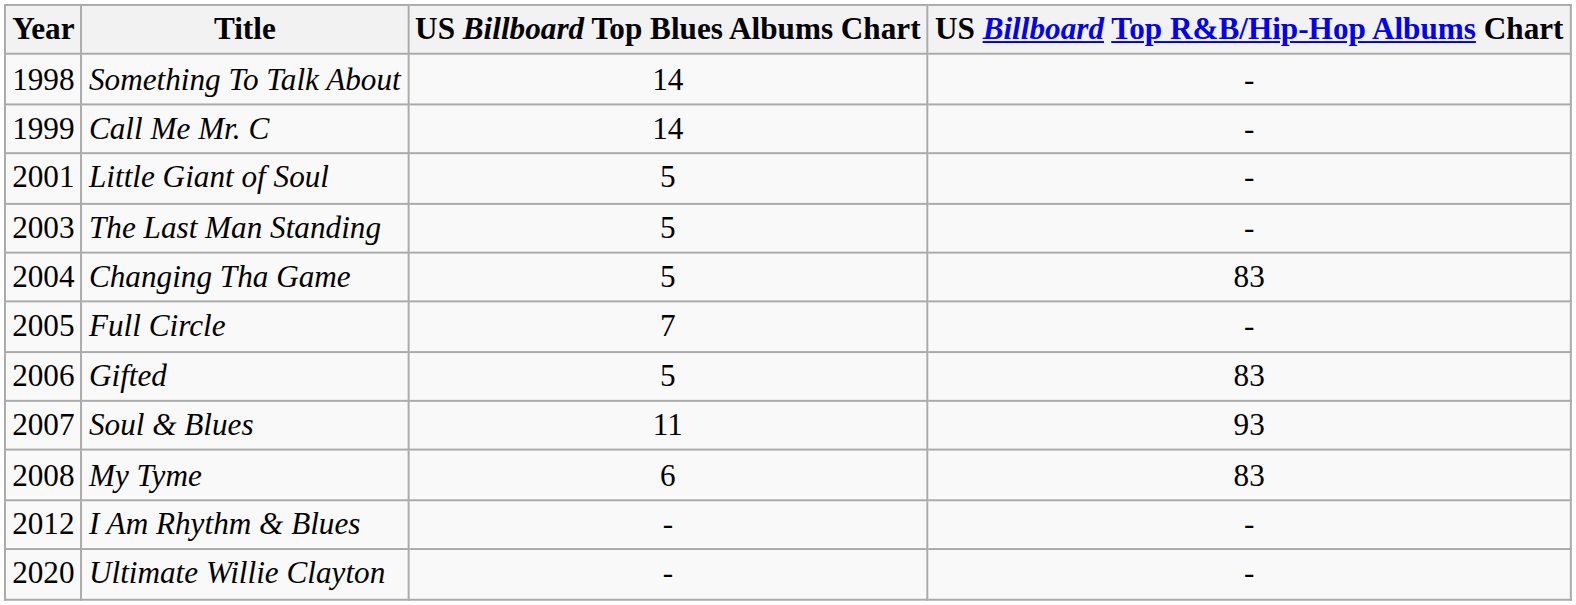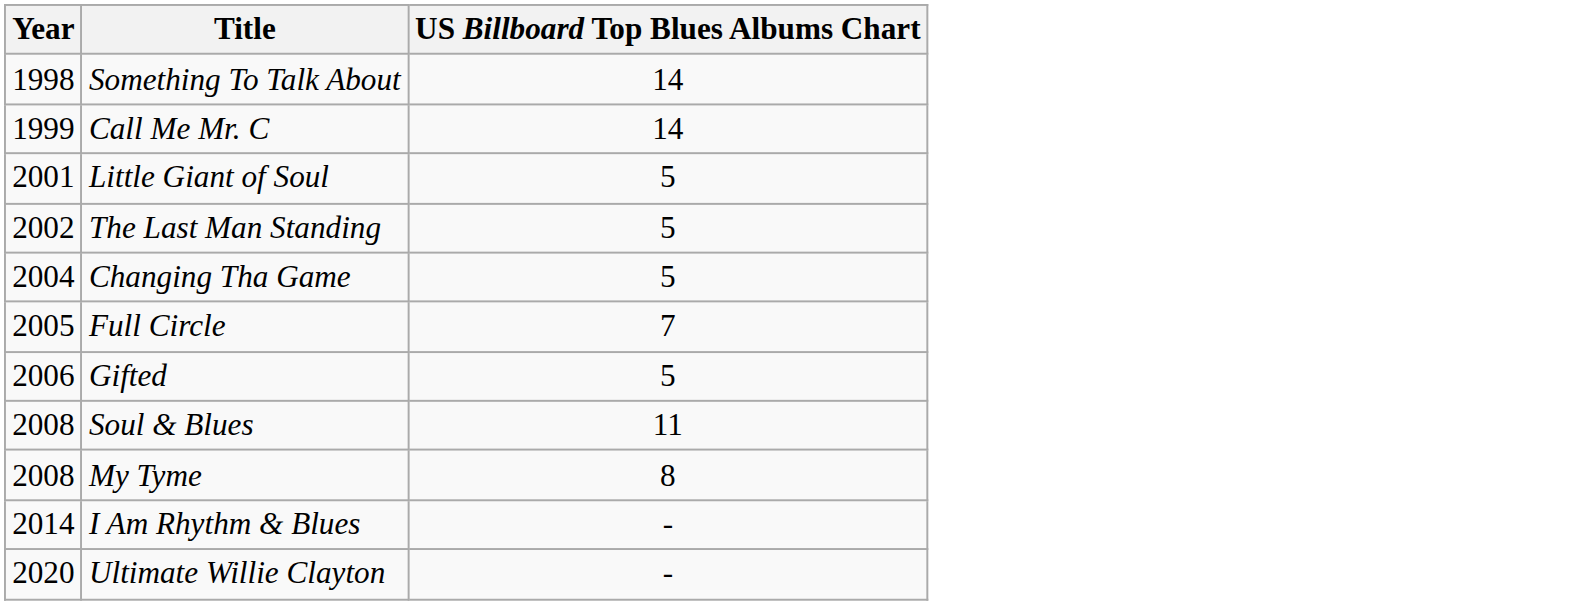- column: (1249, 29)
(43, 227) 2003 -> (43, 227) 2002
(43, 425) 2007 -> (43, 425) 2008
(668, 474) 6 -> (668, 474) 8
(43, 524) 2012 -> (43, 524) 2014
